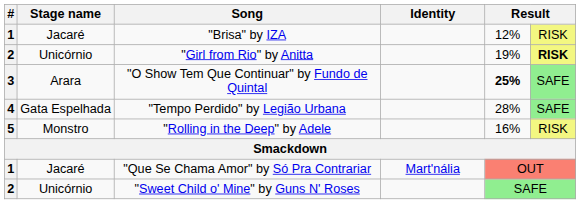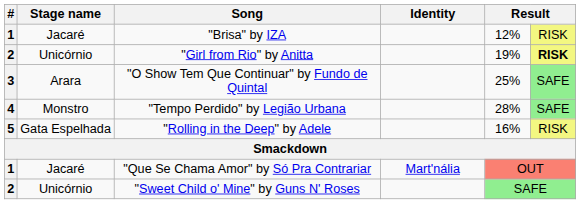(508, 81) bold -> (508, 81) normal
(66, 108) Gata Espelhada -> (66, 108) Monstro
(66, 128) Monstro -> (66, 128) Gata Espelhada
